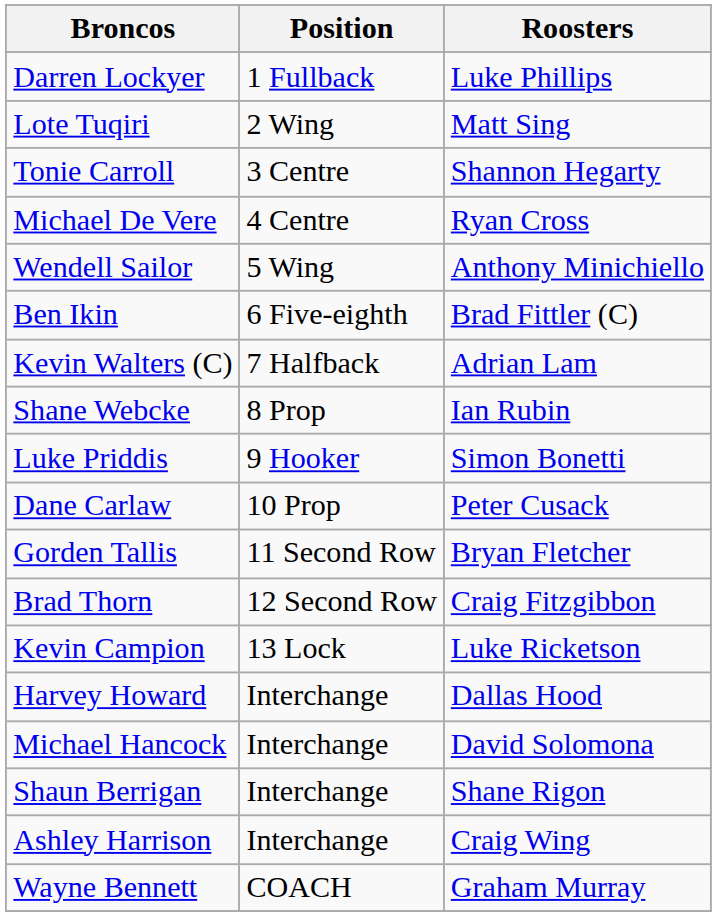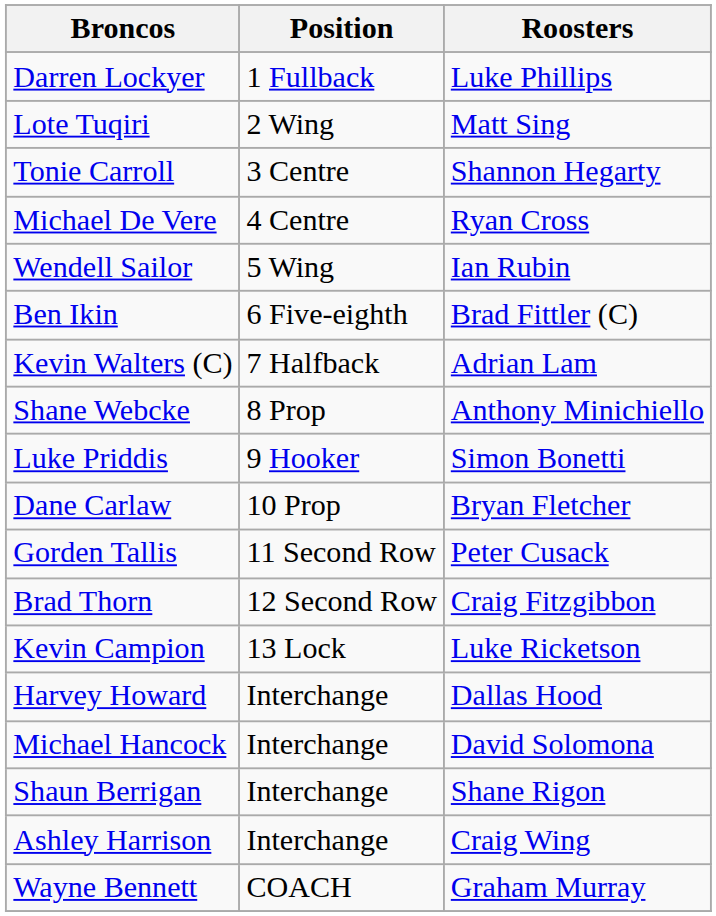(577, 266) Anthony Minichiello -> (511, 266) Ian Rubin
(511, 410) Ian Rubin -> (577, 410) Anthony Minichiello
(530, 505) Peter Cusack -> (541, 505) Bryan Fletcher
(541, 553) Bryan Fletcher -> (530, 553) Peter Cusack
